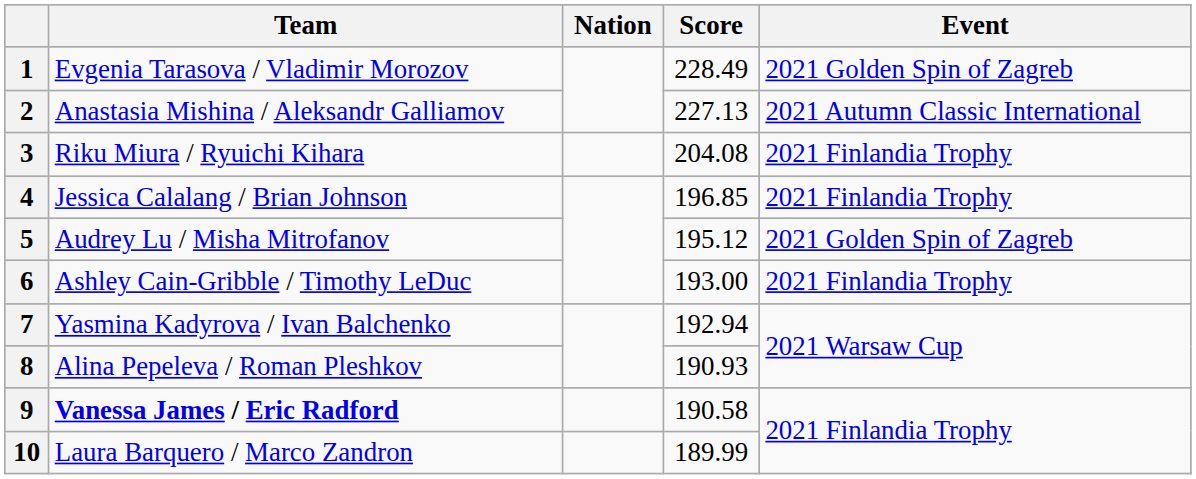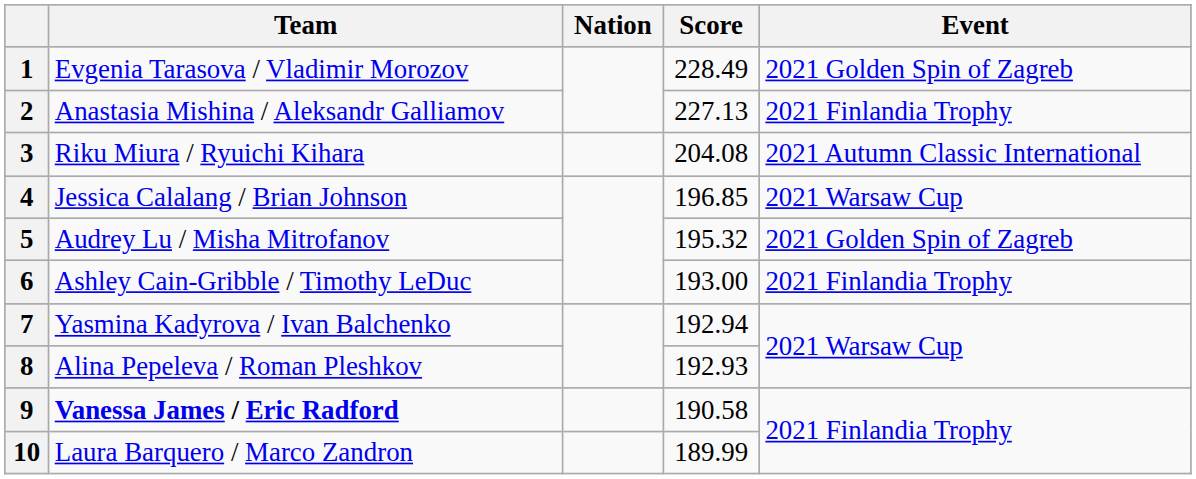(953, 111) 2021 Autumn Classic International -> (889, 111) 2021 Finlandia Trophy
(889, 153) 2021 Finlandia Trophy -> (953, 153) 2021 Autumn Classic International
(889, 196) 2021 Finlandia Trophy -> (864, 196) 2021 Warsaw Cup
(711, 238) 195.12 -> (711, 238) 195.32
(711, 366) 190.93 -> (711, 366) 192.93
